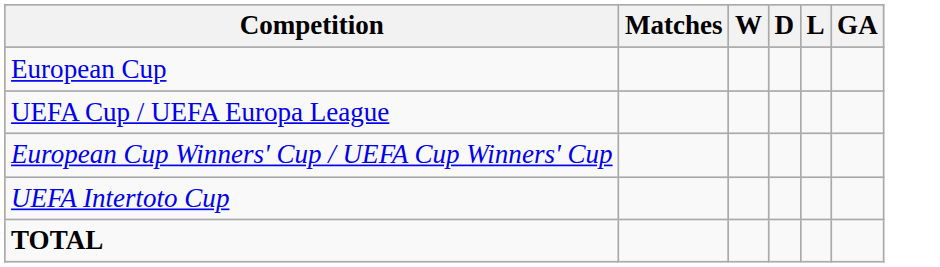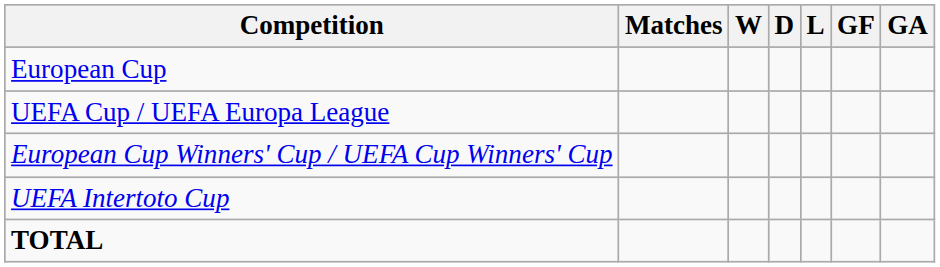+ column: (856, 25)
